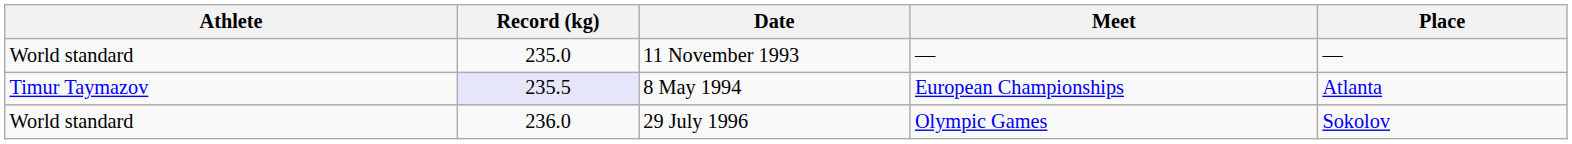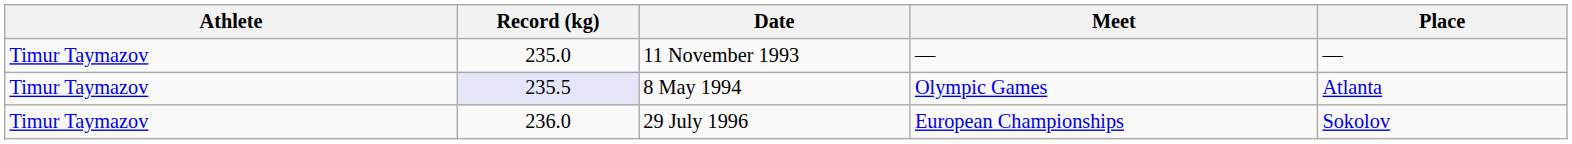(71, 55) World standard -> (79, 55) Timur Taymazov
(1019, 88) European Championships -> (981, 88) Olympic Games
(71, 122) World standard -> (79, 122) Timur Taymazov
(981, 122) Olympic Games -> (1019, 122) European Championships
